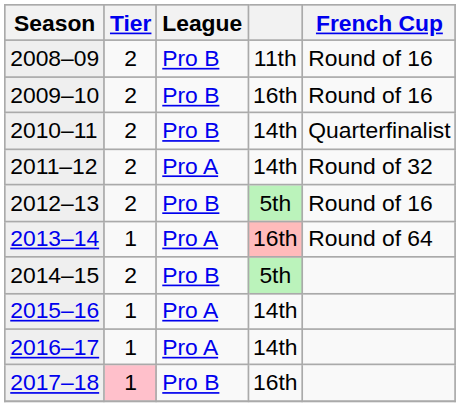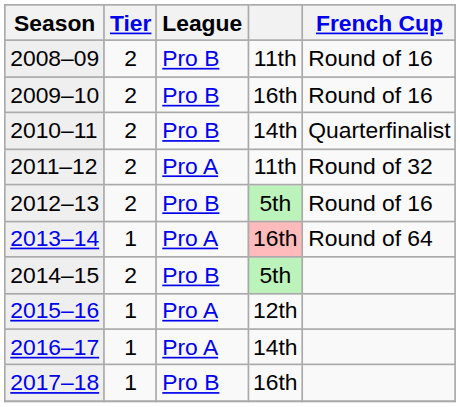(275, 167) 14th -> (275, 167) 11th
(275, 311) 14th -> (275, 311) 12th
(131, 383) pink background -> (131, 383) no background
